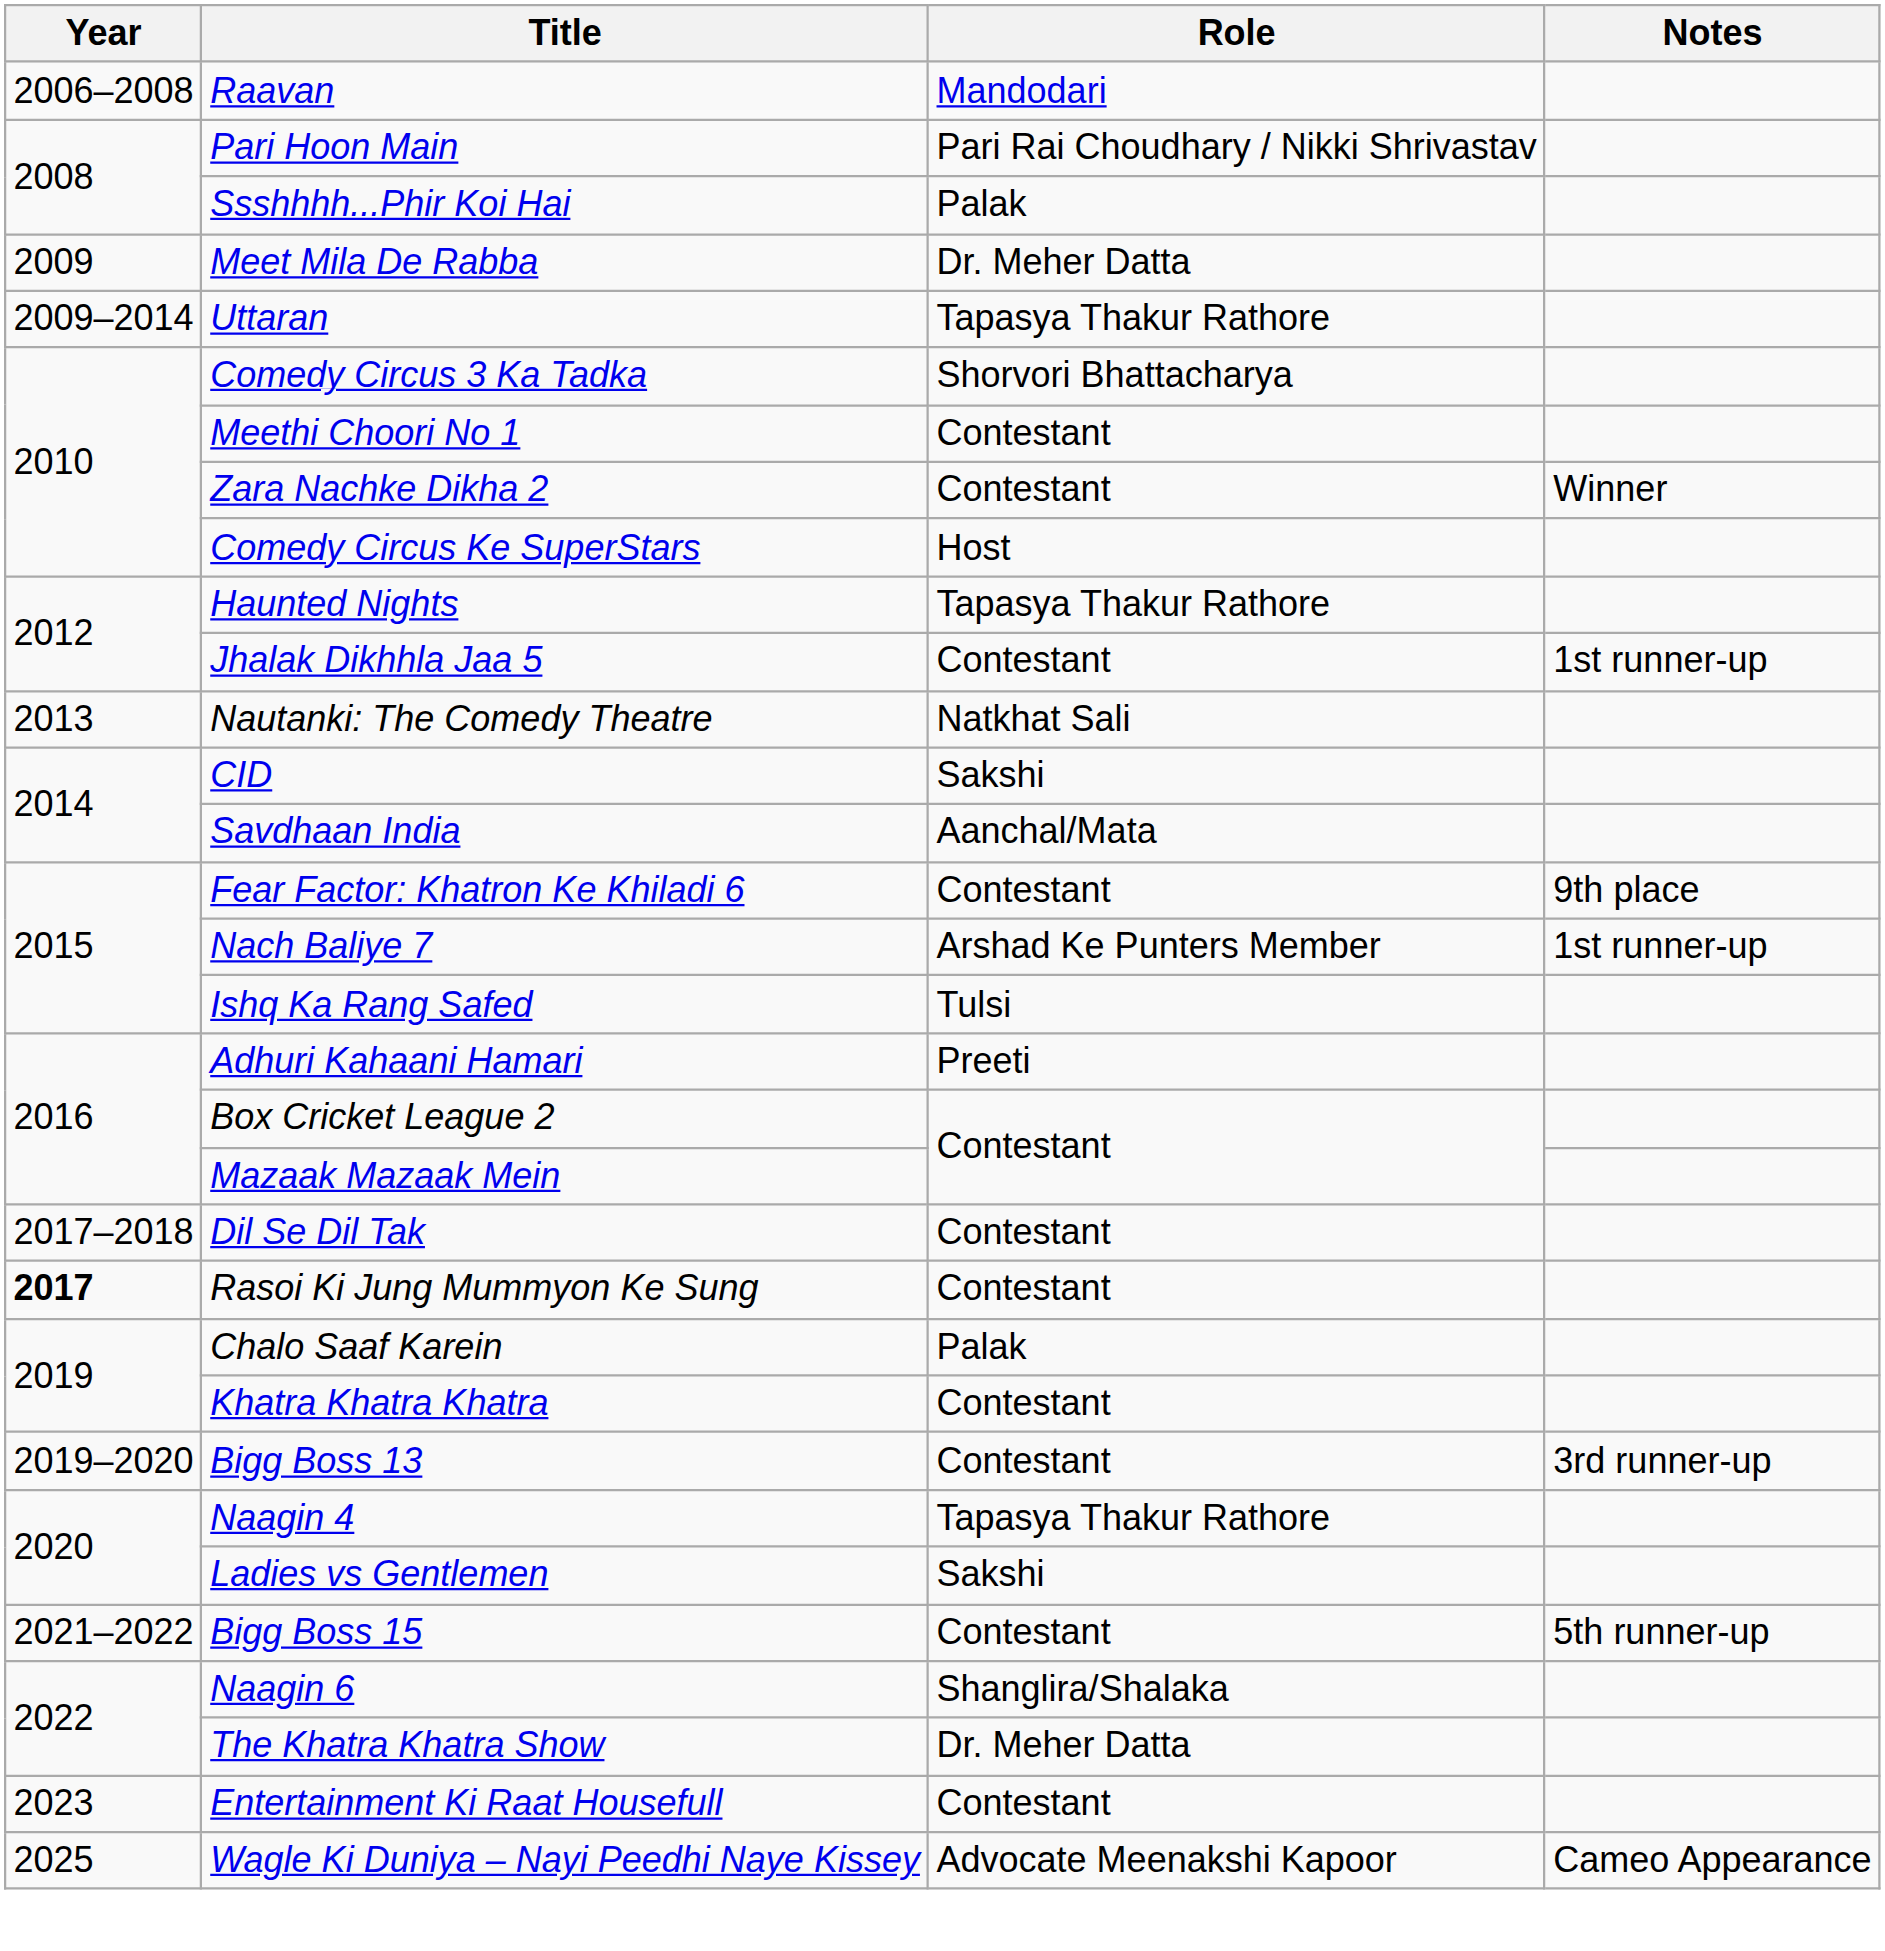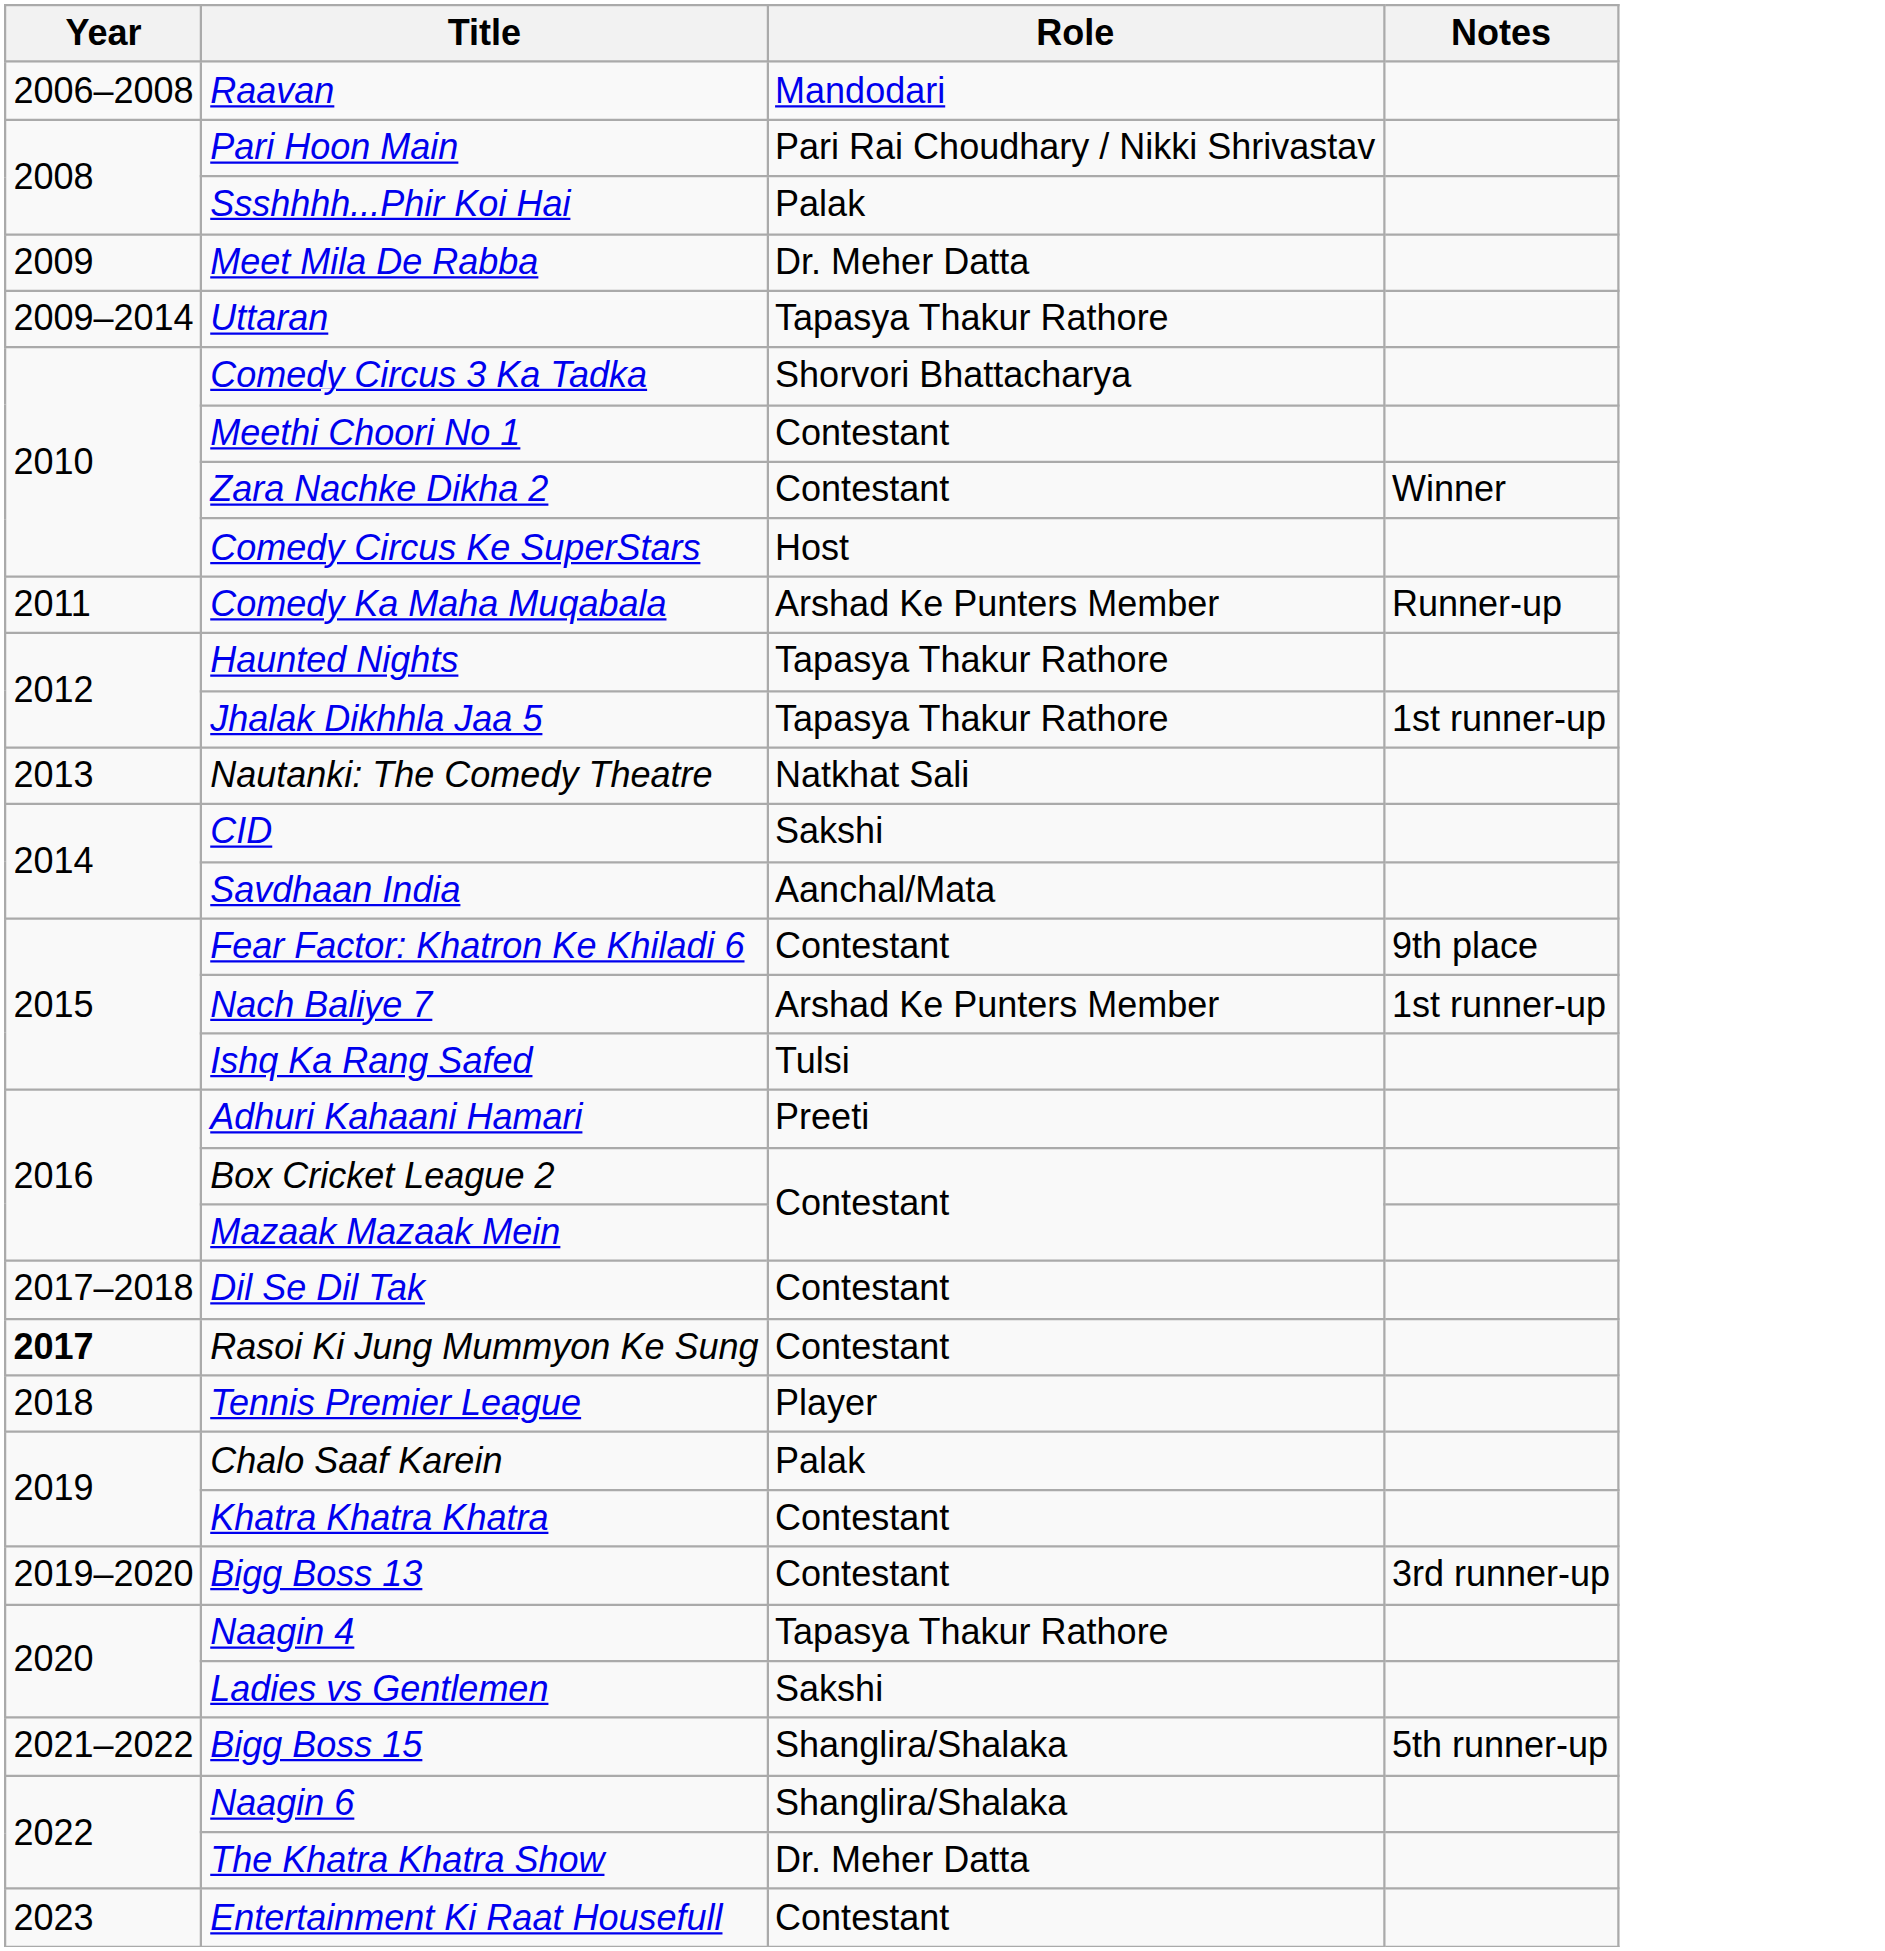+ row: (438, 603)
(1024, 661) Contestant -> (972, 718) Tapasya Thakur Rathore
+ row: (396, 1403)
(1024, 1631) Contestant -> (921, 1745) Shanglira/Shalaka
- row: (565, 1860)
